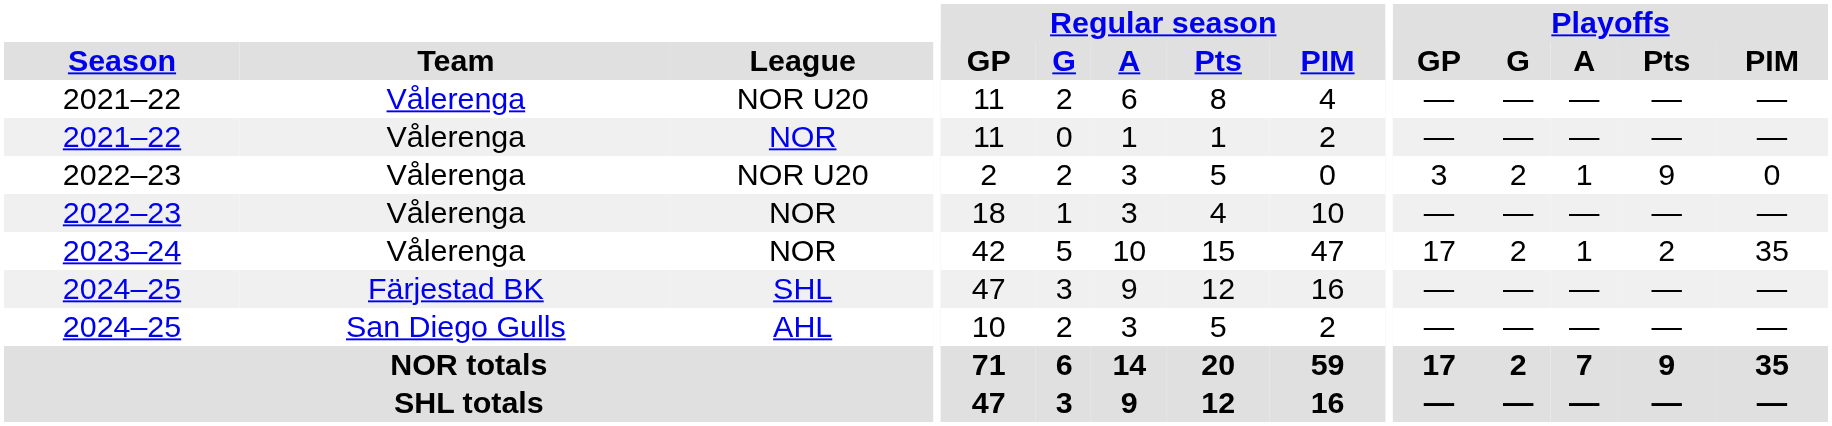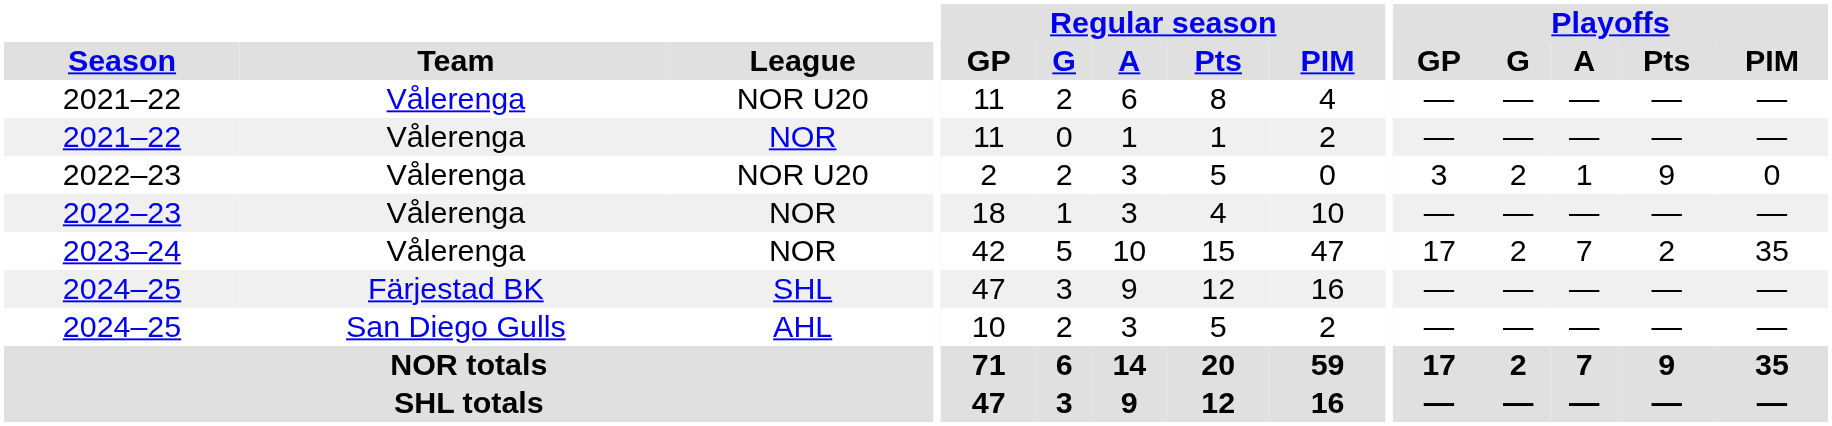(1584, 250) 1 -> (1584, 250) 7
